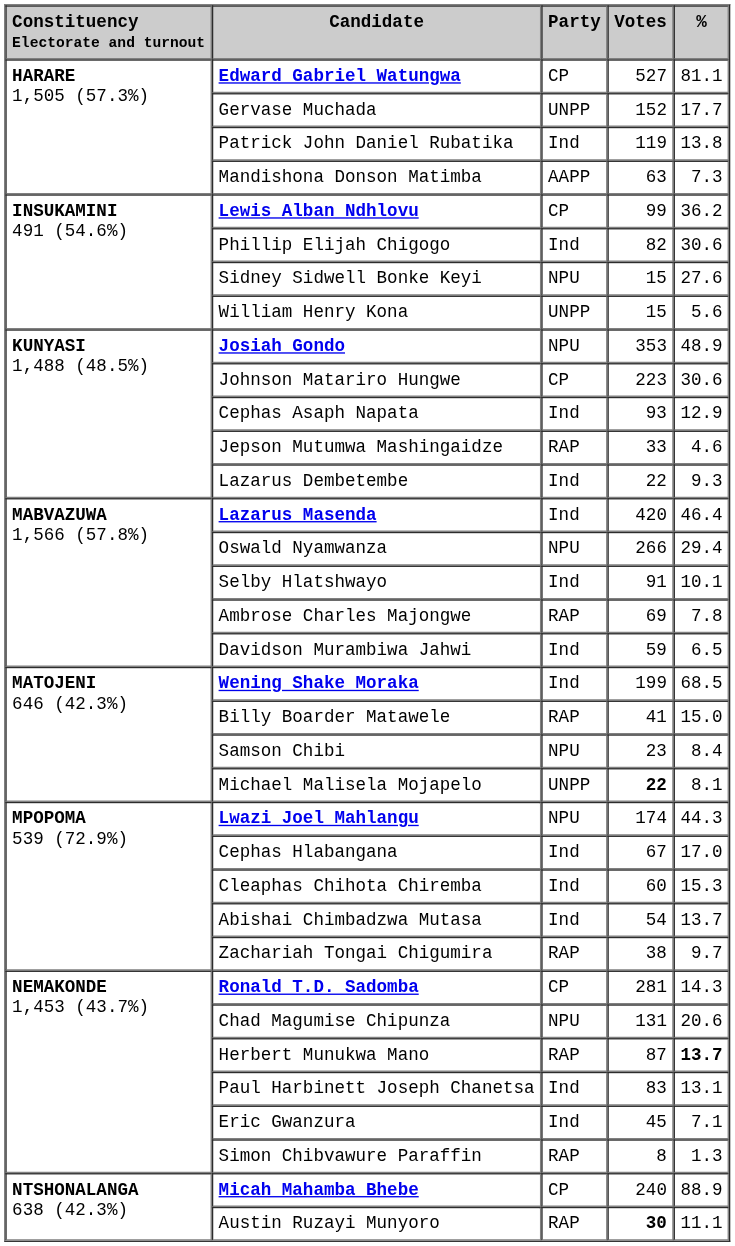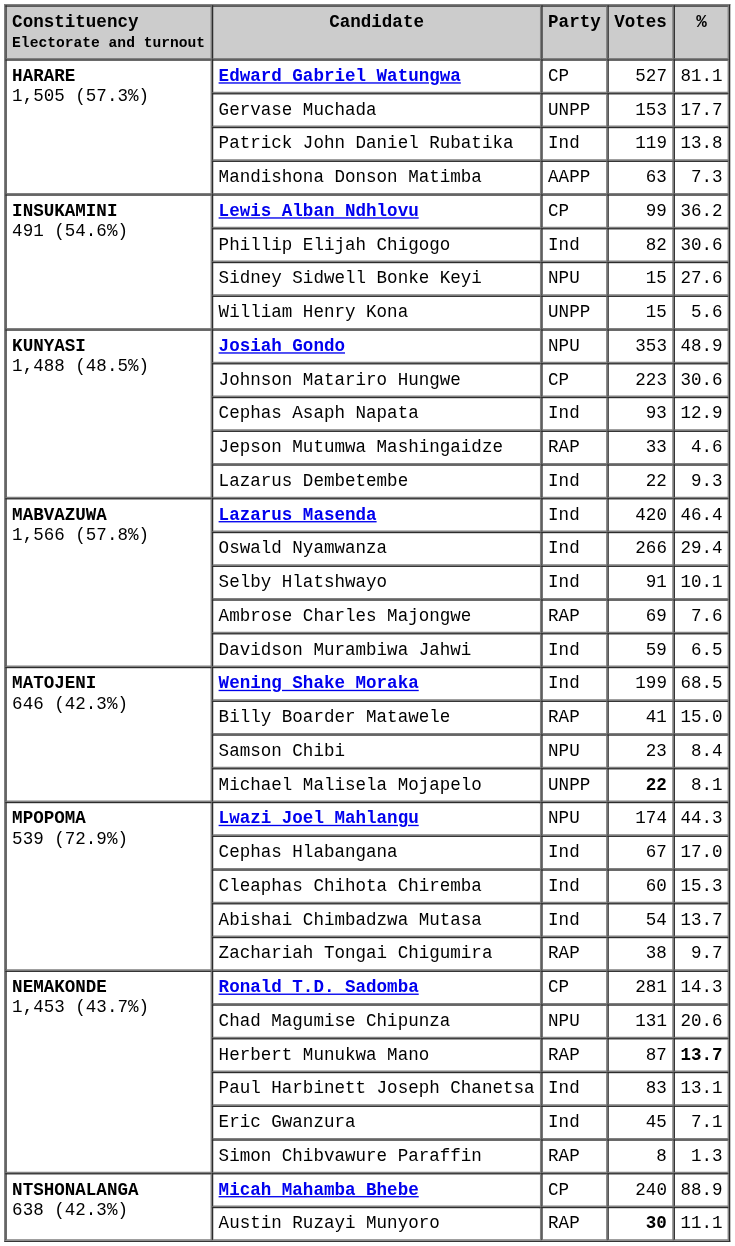(651, 110) 152 -> (651, 110) 153
(564, 549) NPU -> (564, 549) Ind
(707, 616) 7.8 -> (707, 616) 7.6
